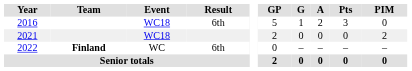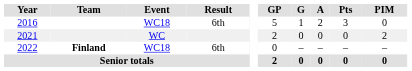(157, 35) WC18 -> (157, 35) WC
(157, 48) WC -> (157, 48) WC18
